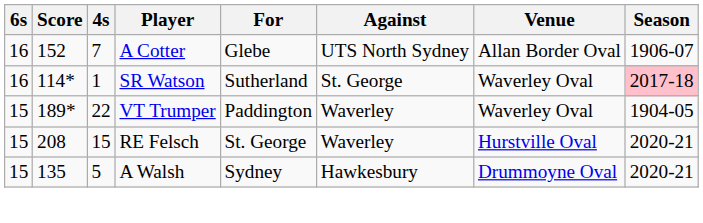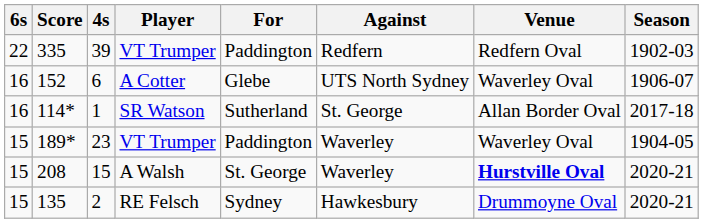+ row: (51, 50)
(96, 50) 7 -> (96, 80) 6
(549, 50) Allan Border Oval -> (536, 80) Waverley Oval
(536, 80) Waverley Oval -> (549, 111) Allan Border Oval
(662, 80) pink background -> (662, 111) no background
(101, 111) 22 -> (101, 141) 23
(159, 141) RE Felsch -> (152, 171) A Walsh
(537, 141) normal -> (541, 171) bold
(96, 171) 5 -> (96, 202) 2
(152, 171) A Walsh -> (159, 202) RE Felsch
